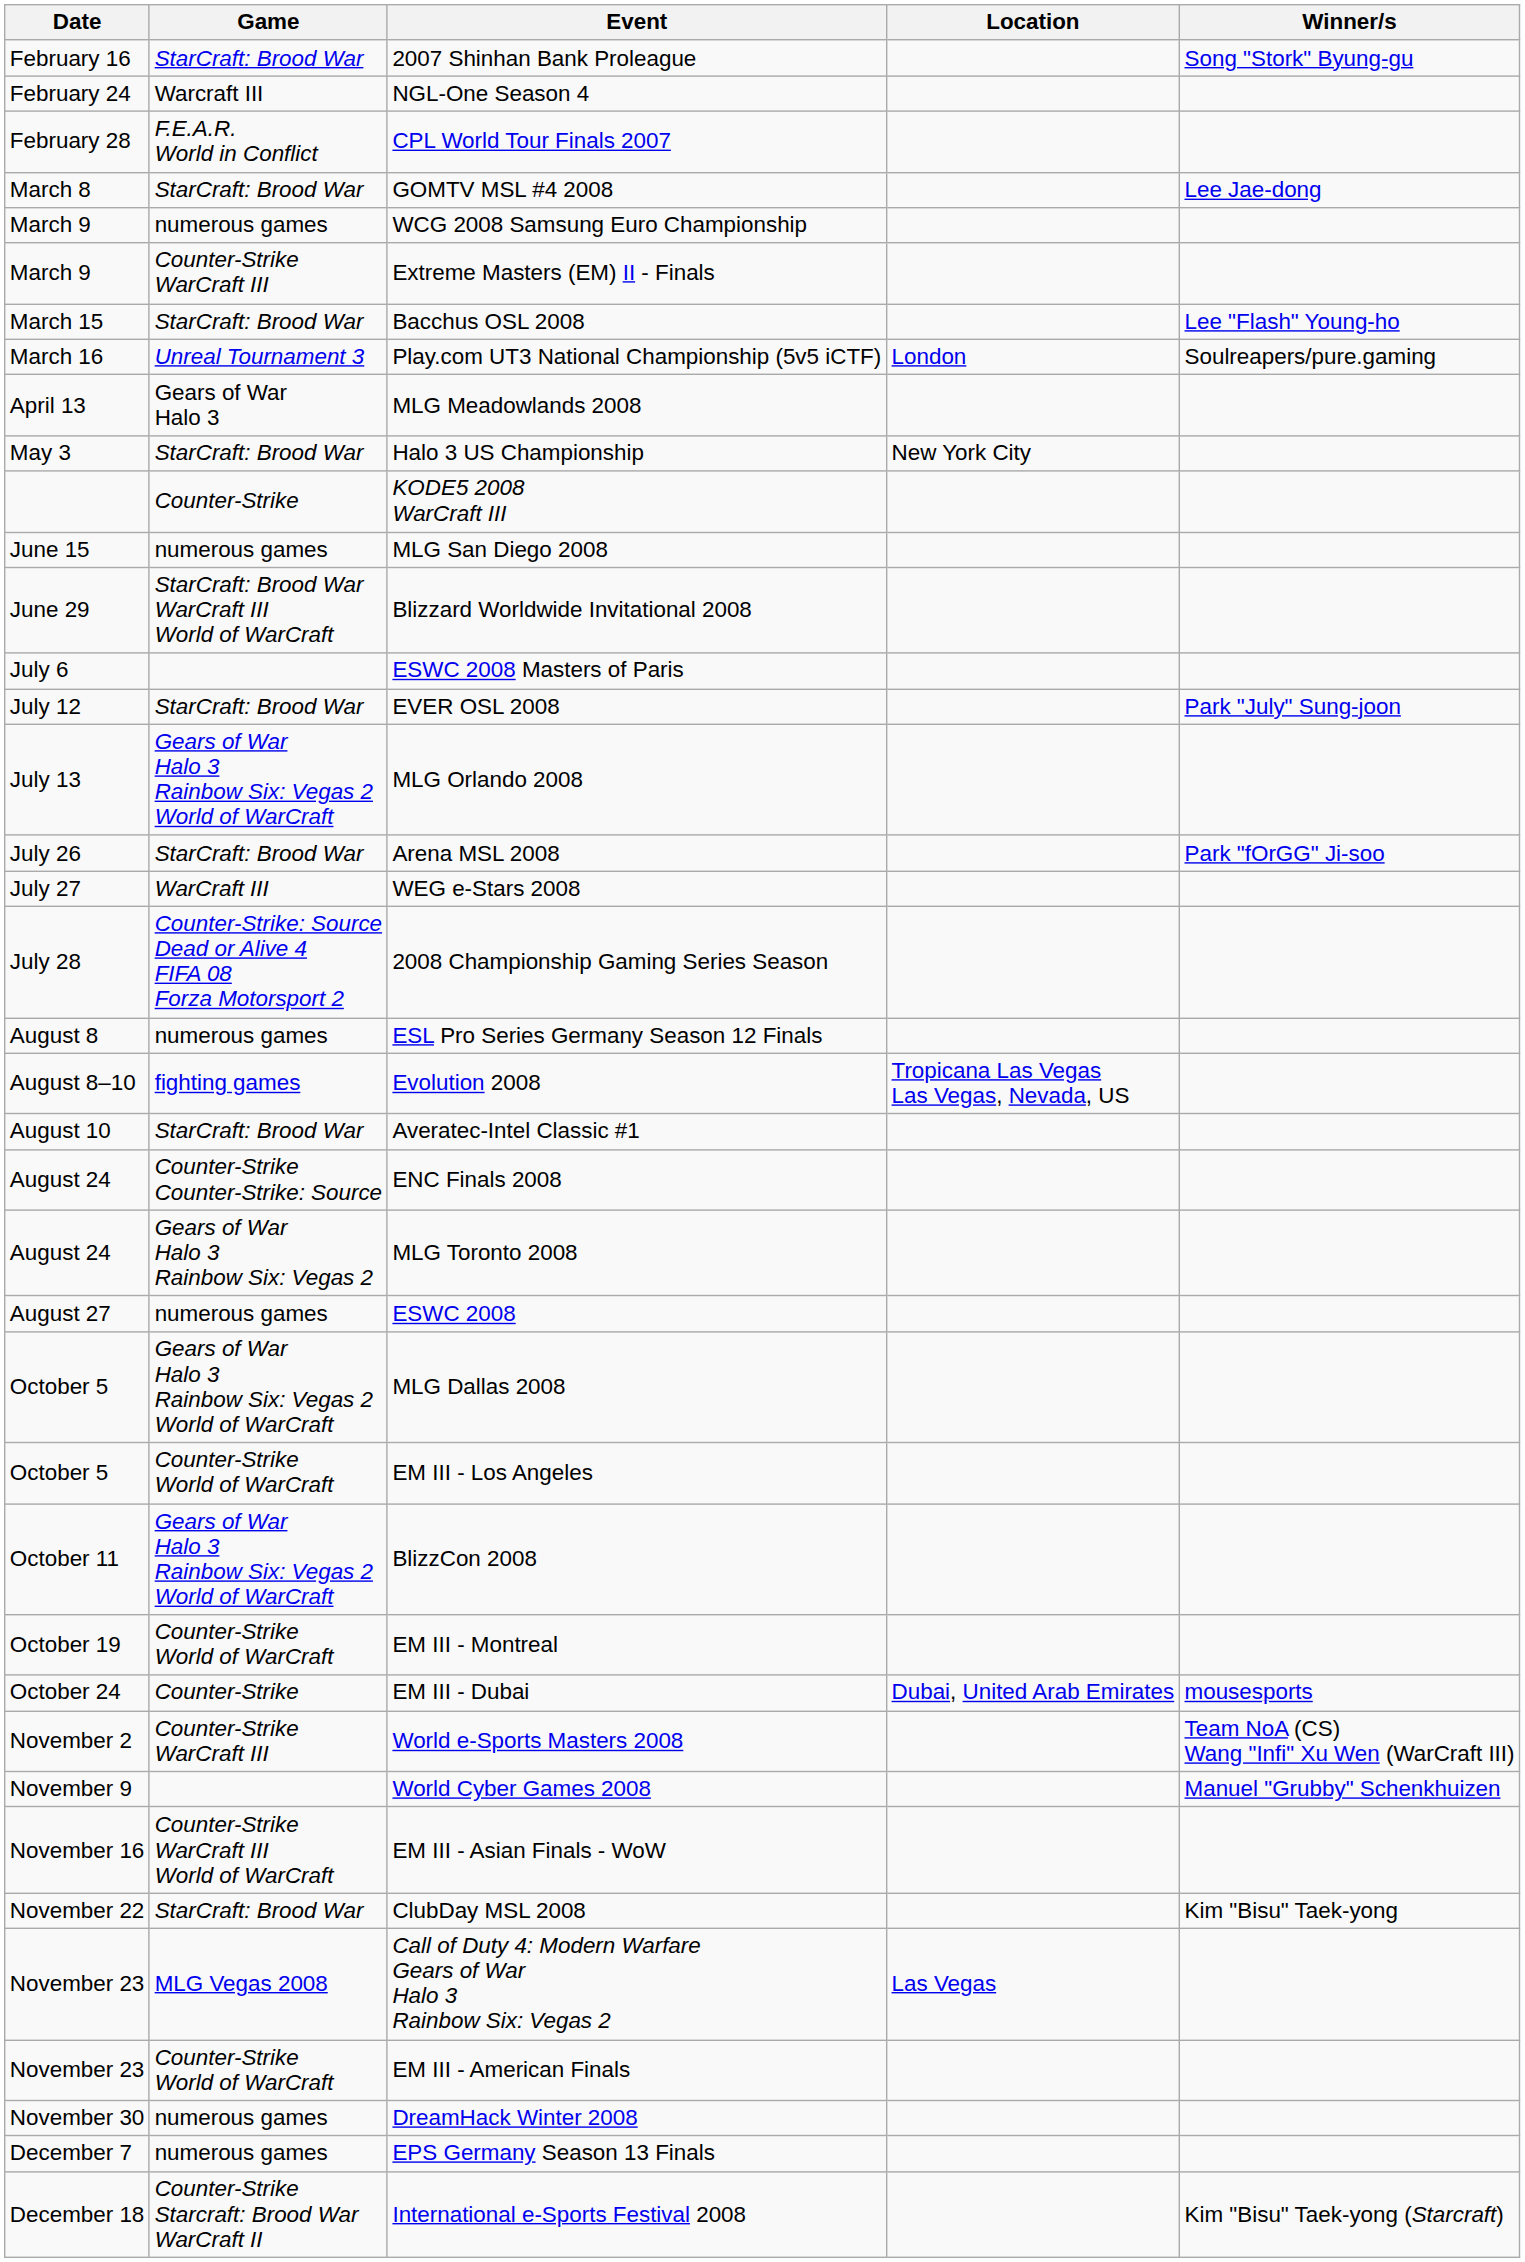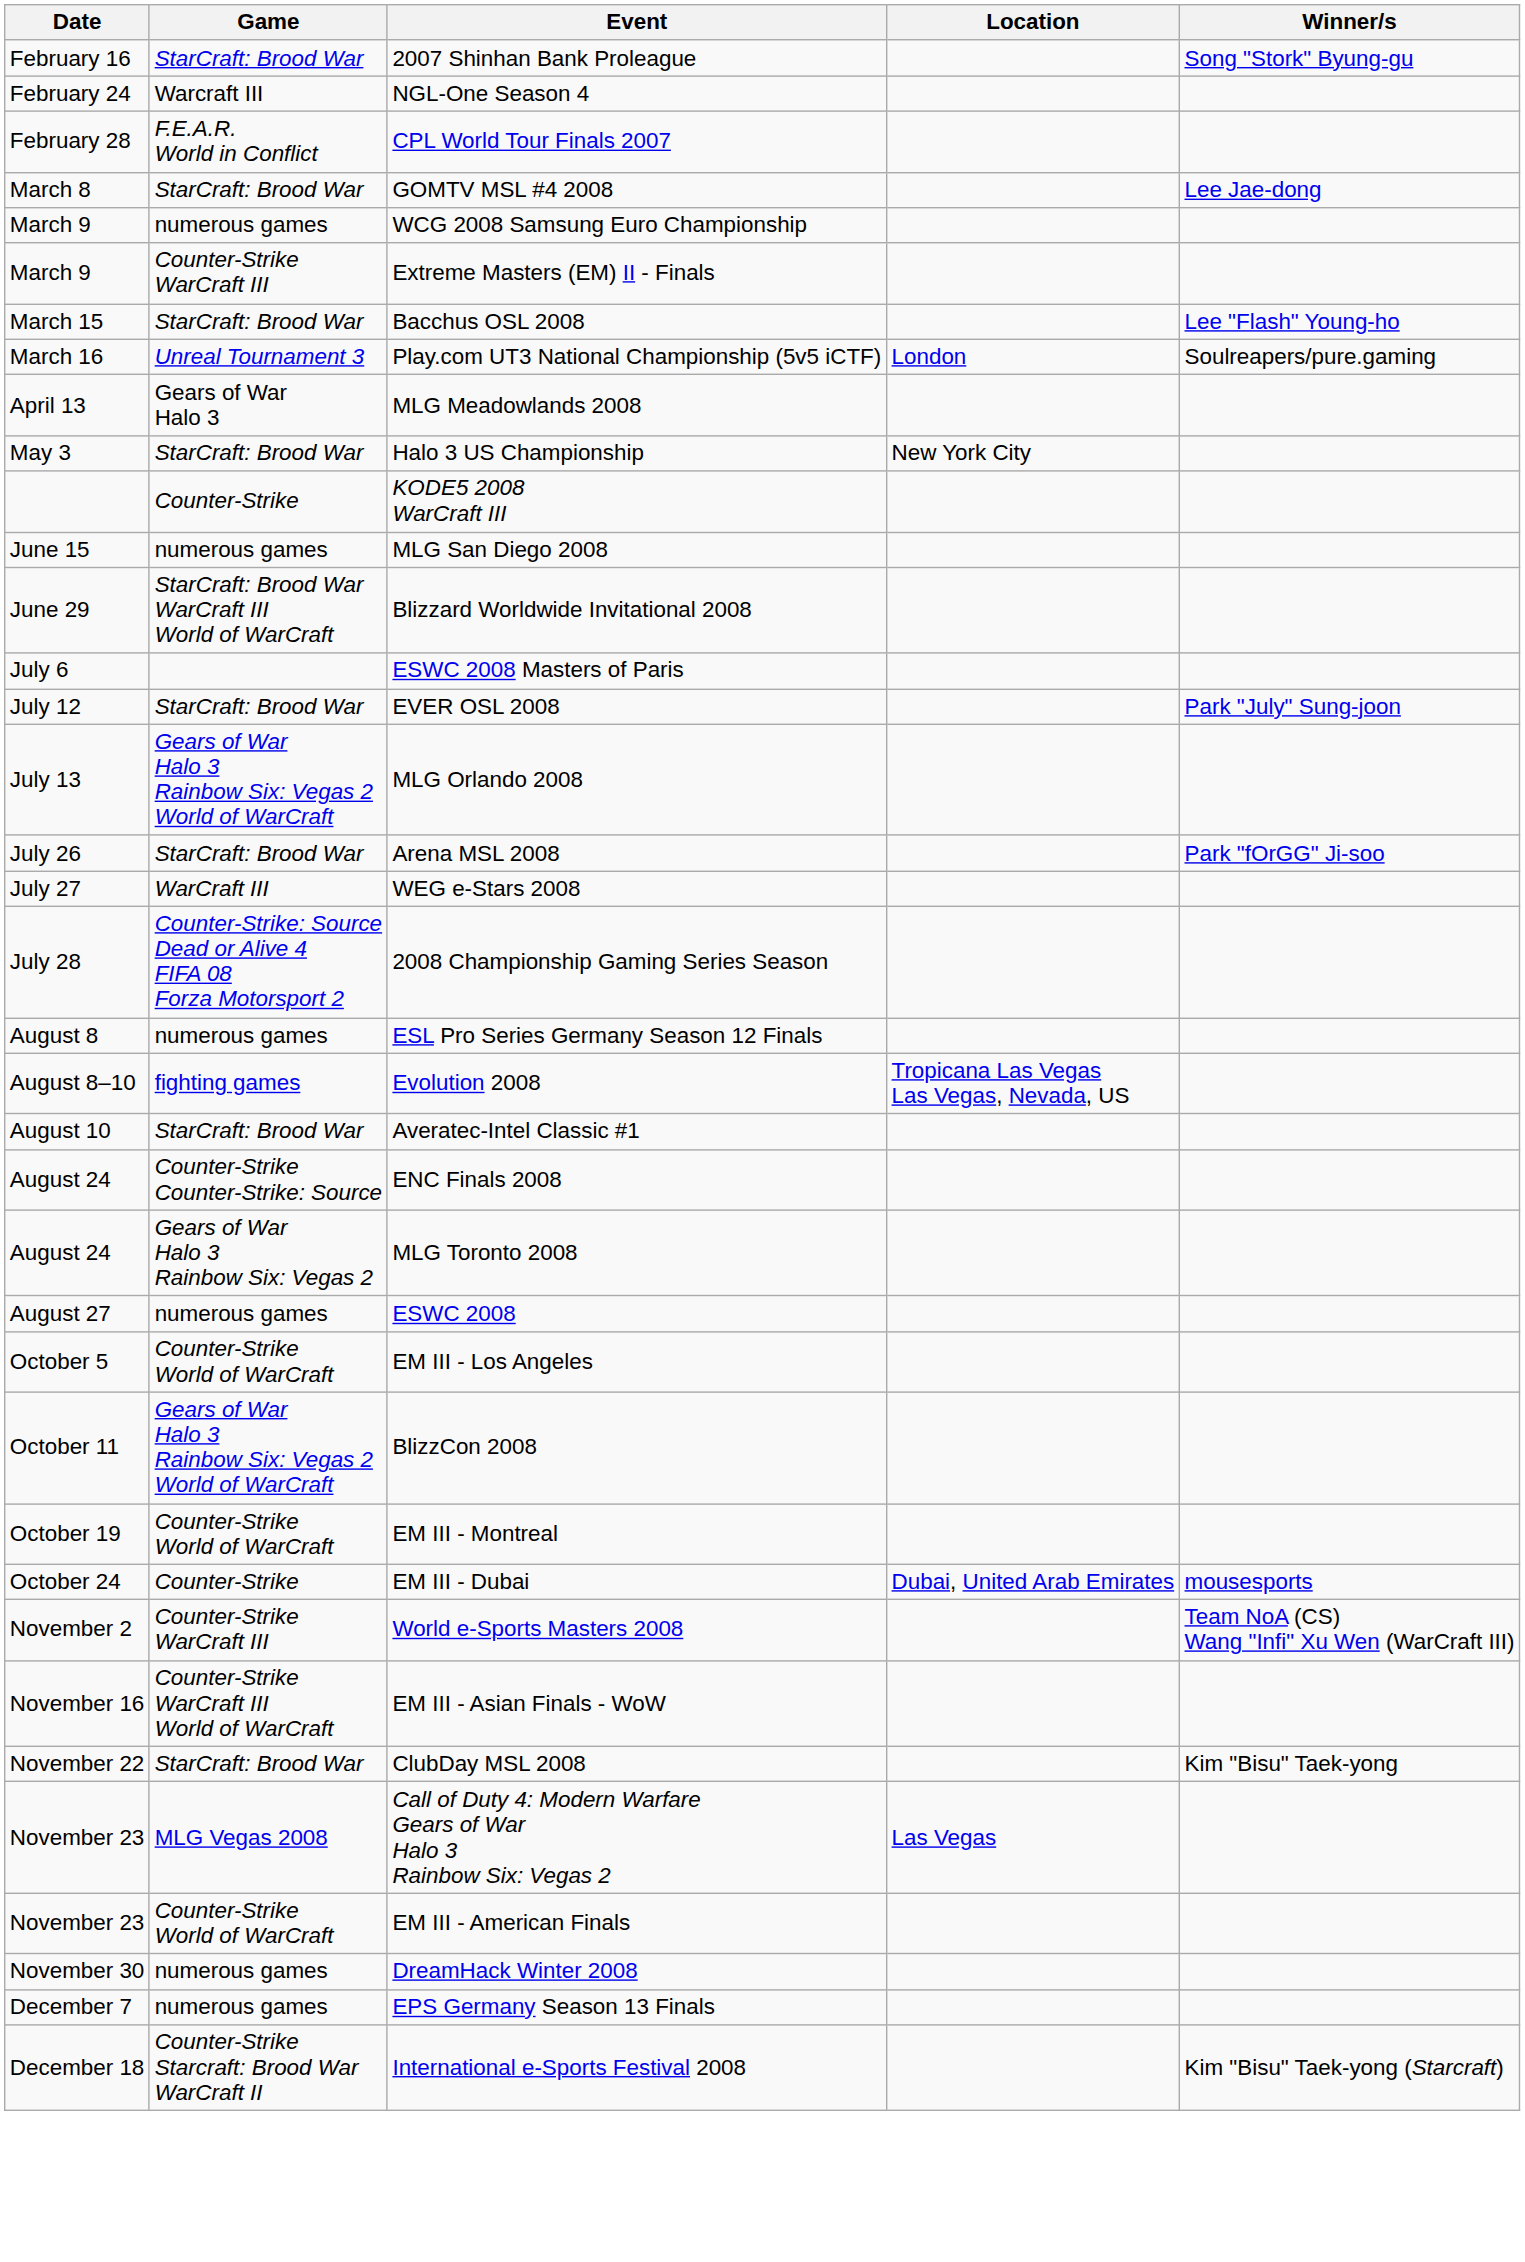- row: (479, 1386)
- row: (522, 1789)
